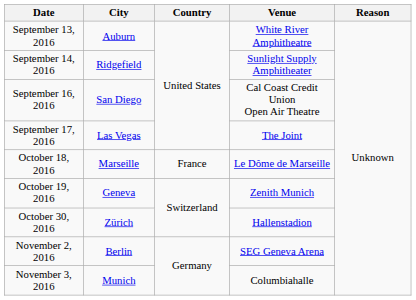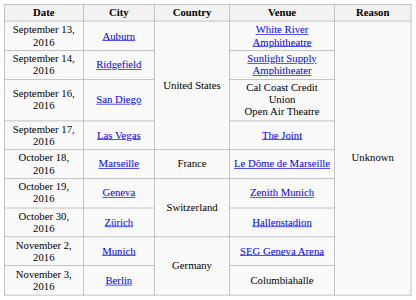(119, 251) Berlin -> (119, 251) Munich
(119, 280) Munich -> (119, 280) Berlin
